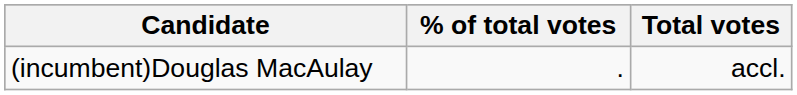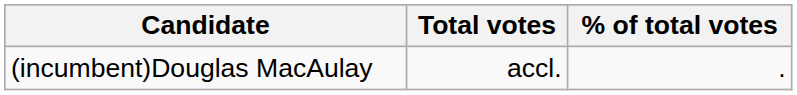columns swapped: (711, 25) <-> (518, 25)
